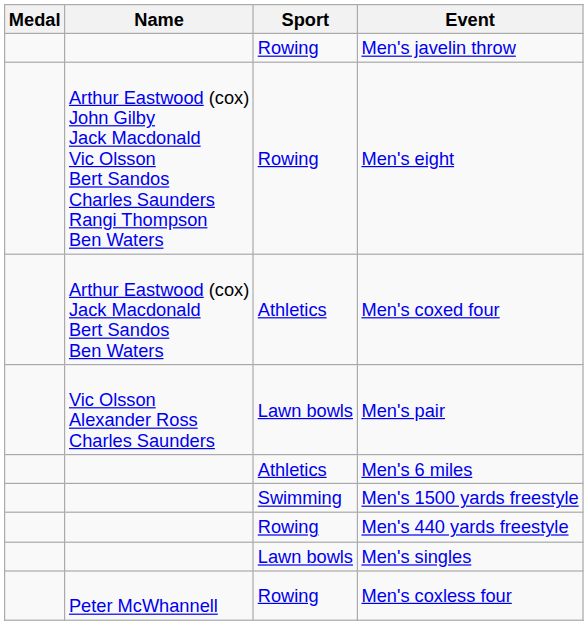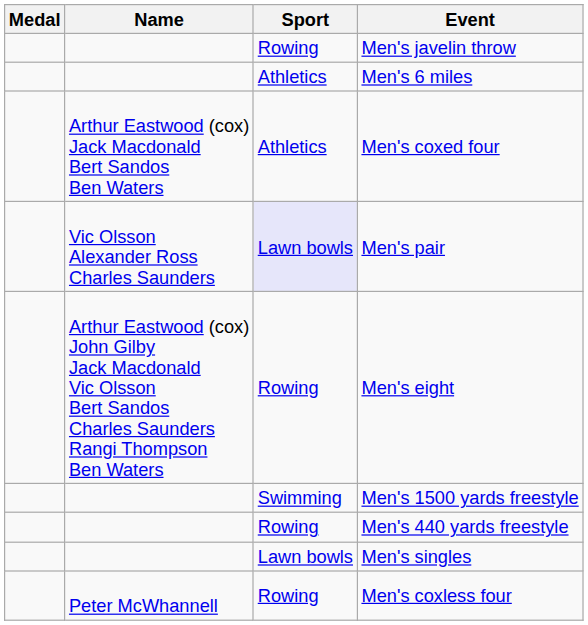rows swapped: (417, 470) <-> (408, 159)
(305, 410) no background -> (305, 247) lavender background
